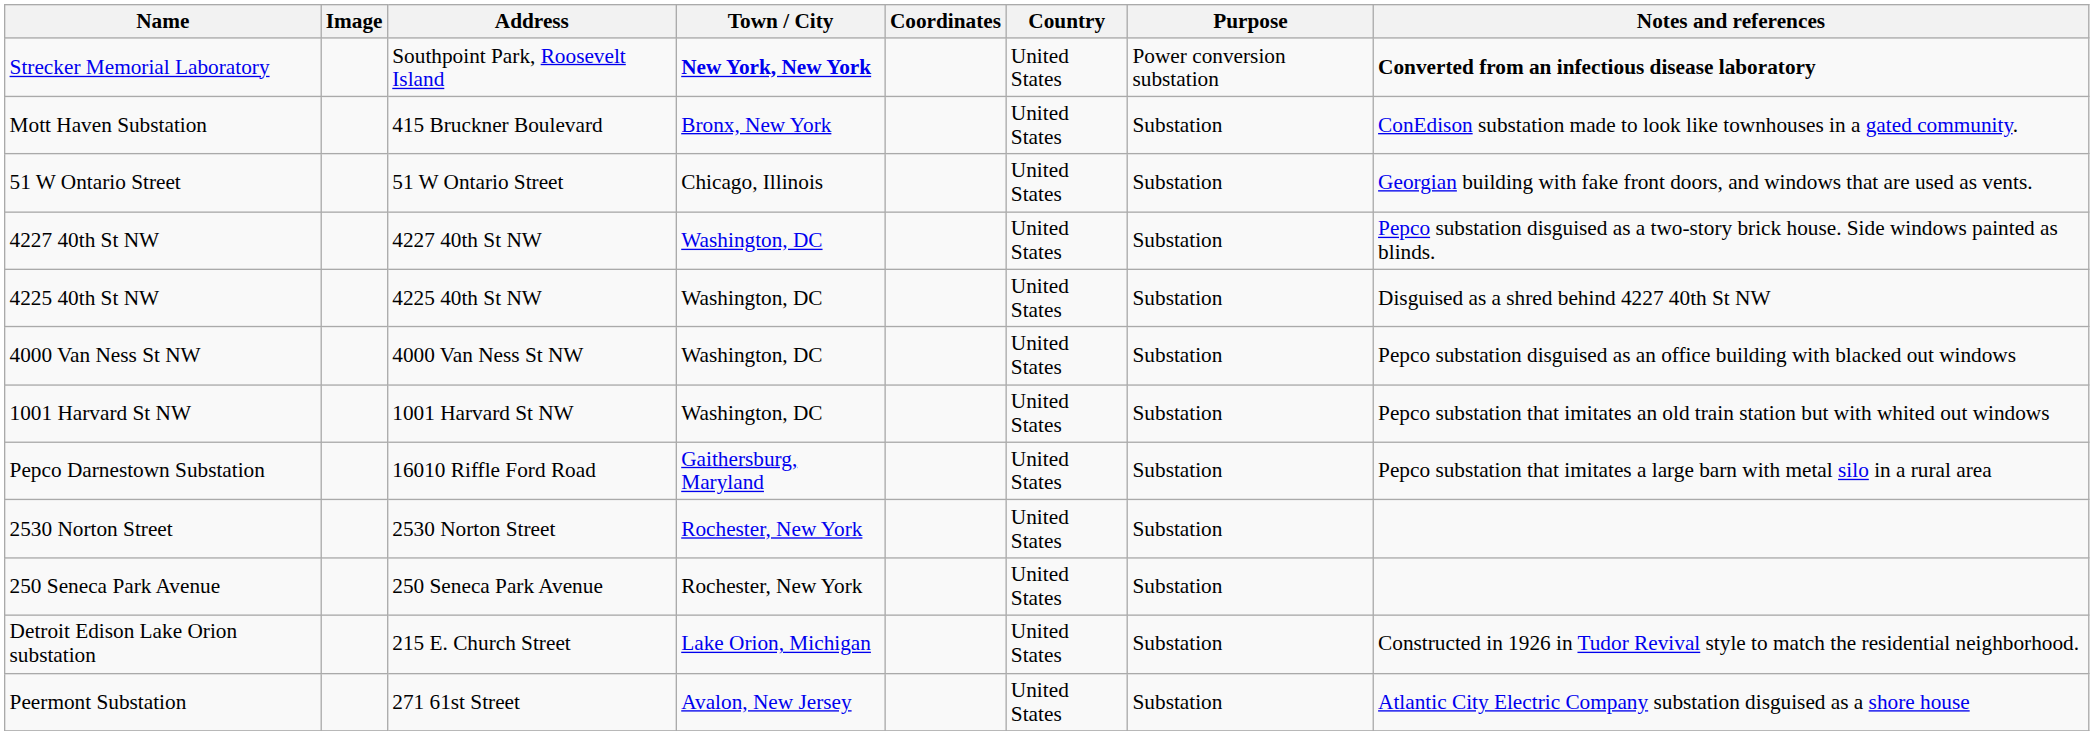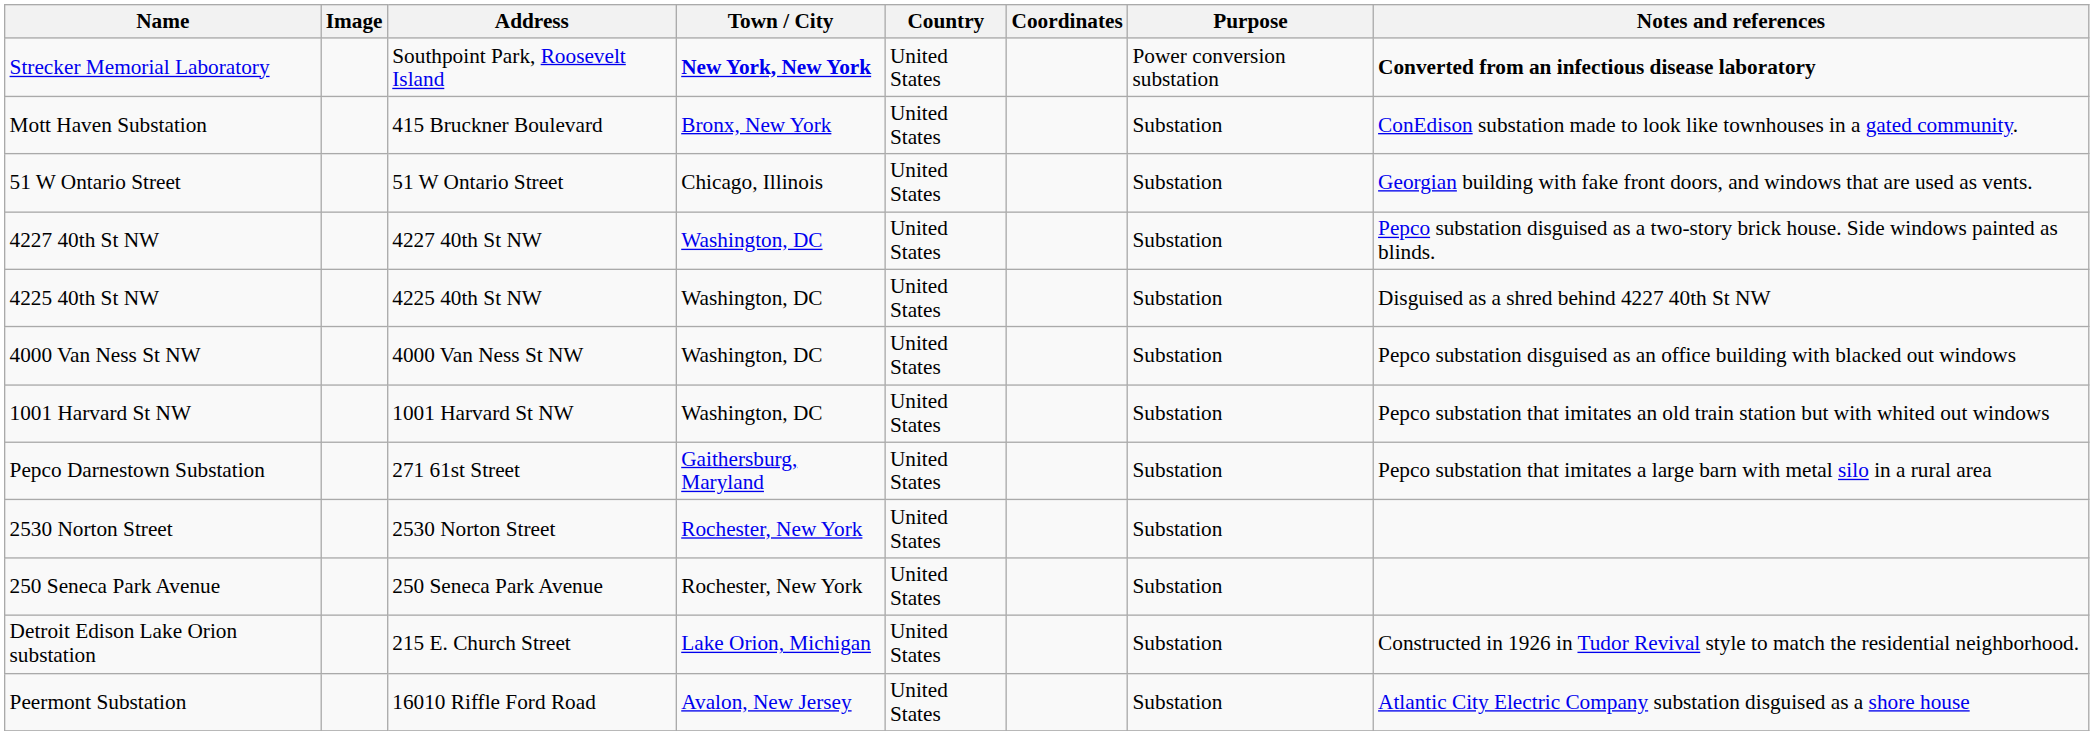columns swapped: (1067, 21) <-> (945, 21)
(494, 470) 16010 Riffle Ford Road -> (456, 470) 271 61st Street
(456, 701) 271 61st Street -> (494, 701) 16010 Riffle Ford Road
